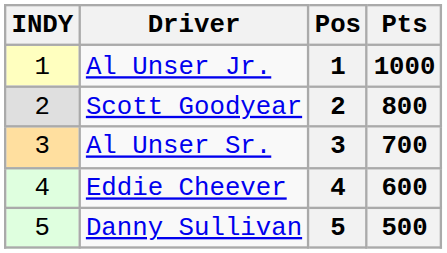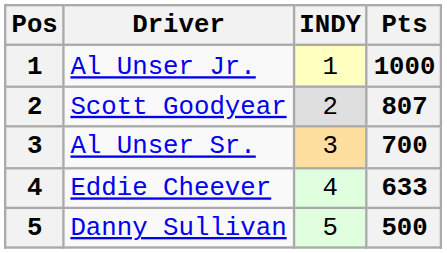columns swapped: (338, 25) <-> (42, 25)
(405, 107) 800 -> (405, 107) 807
(405, 188) 600 -> (405, 188) 633
